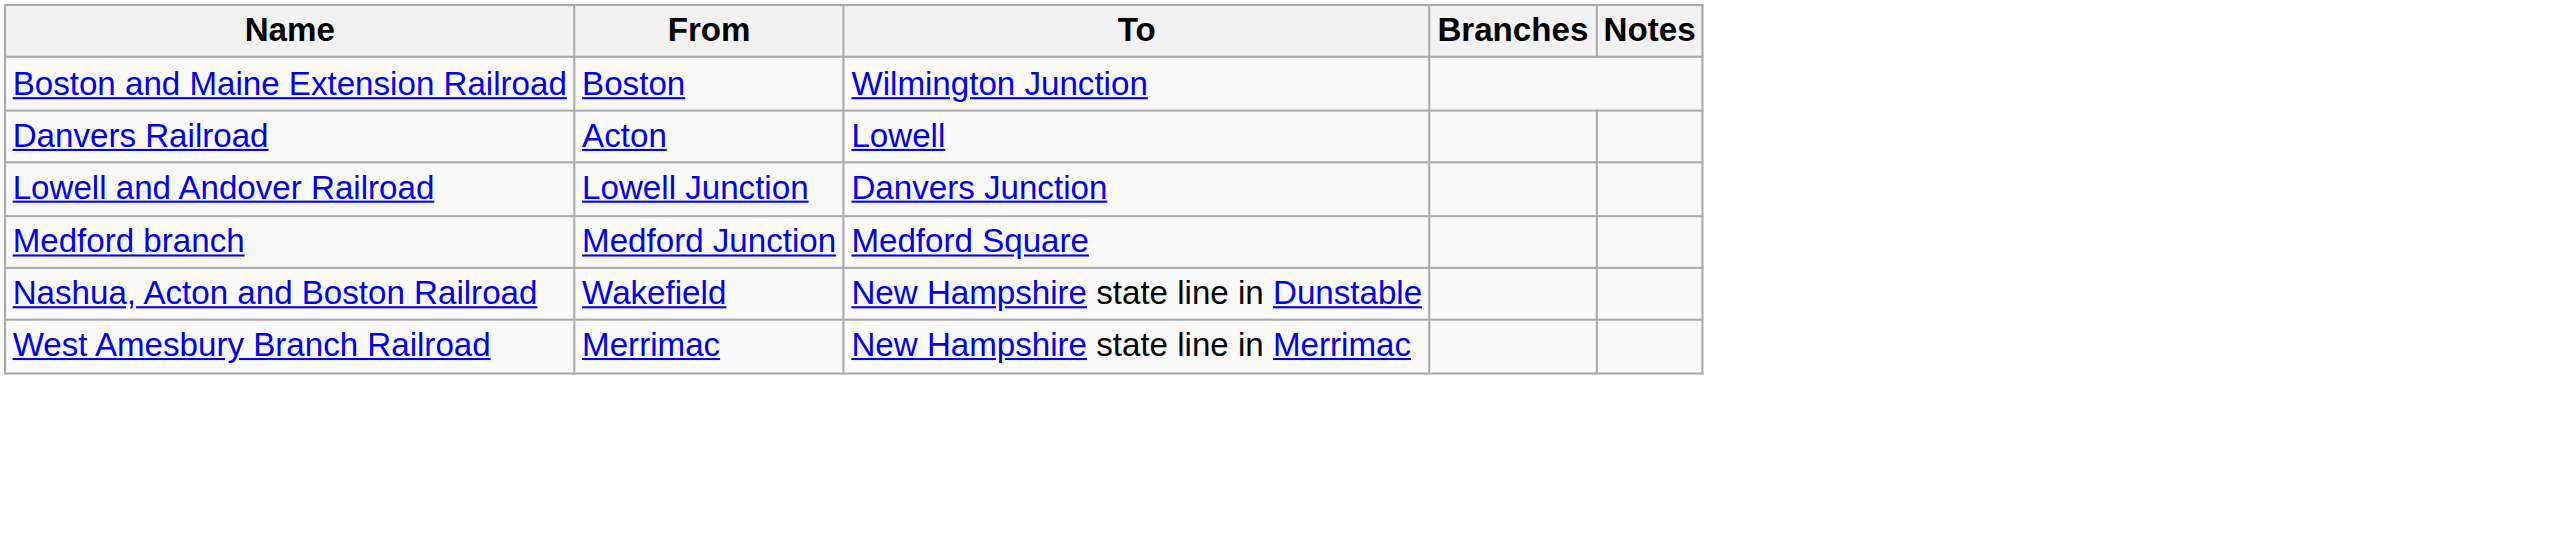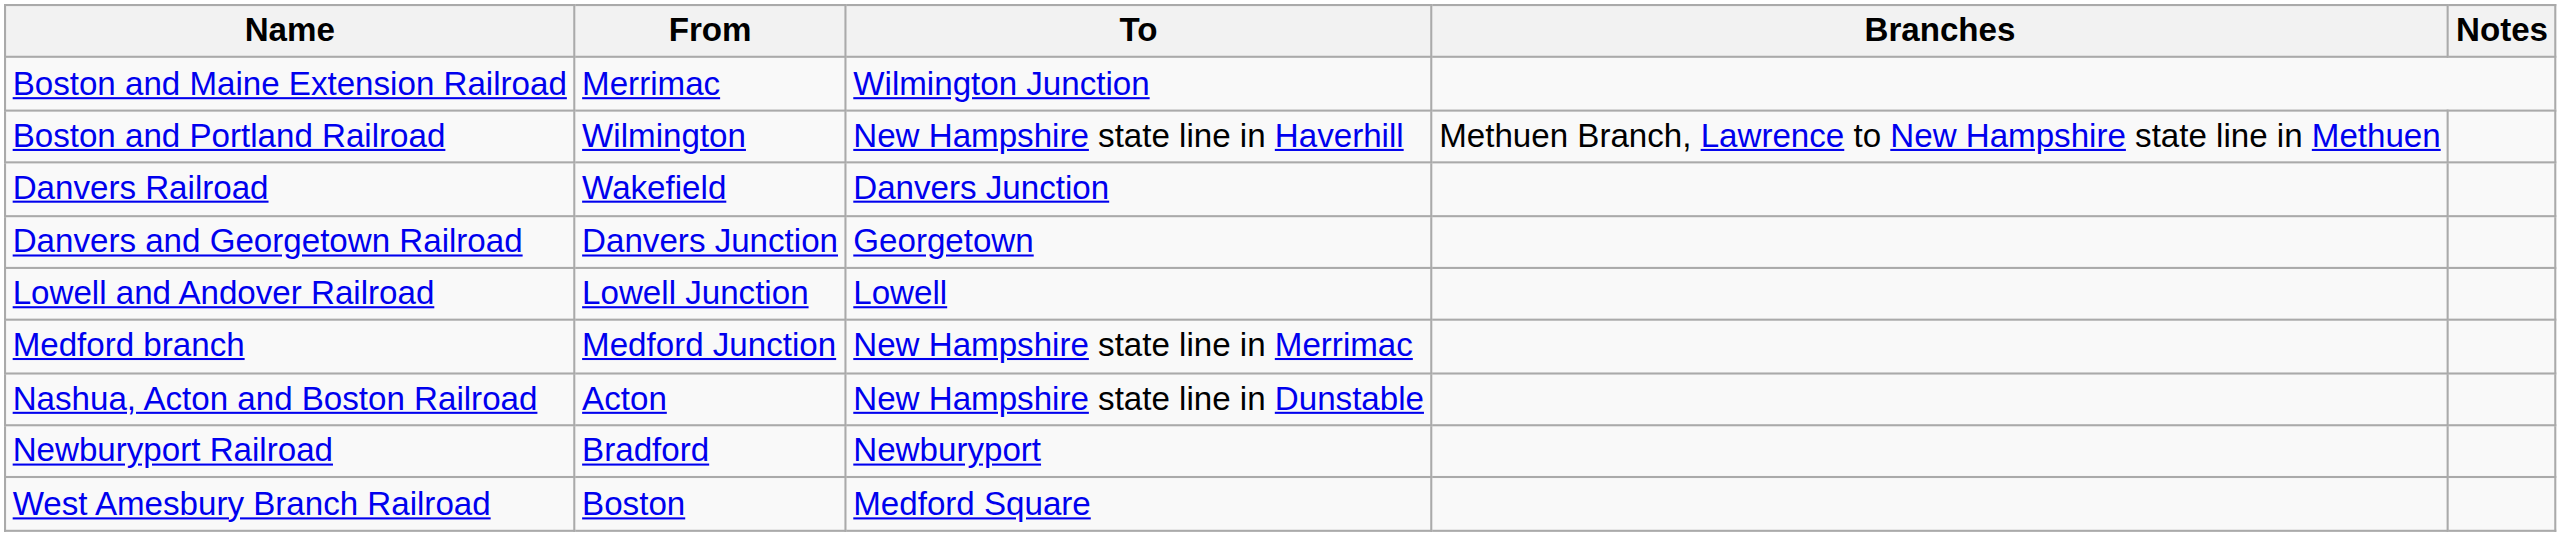(634, 83) Boston -> (651, 83) Merrimac
+ row: (229, 135)
(624, 135) Acton -> (654, 188) Wakefield
(898, 135) Lowell -> (981, 188) Danvers Junction
+ row: (268, 240)
(979, 188) Danvers Junction -> (900, 293) Lowell
(970, 240) Medford Square -> (1133, 345) New Hampshire state line in Merrimac
(654, 293) Wakefield -> (624, 398) Acton
+ row: (173, 450)
(651, 345) Merrimac -> (634, 503) Boston
(1131, 345) New Hampshire state line in Merrimac -> (972, 503) Medford Square
